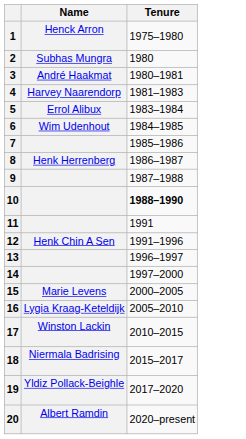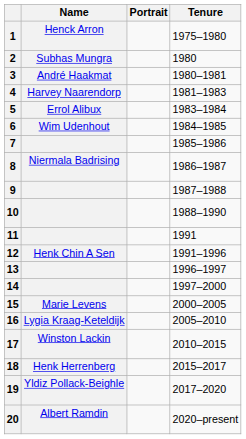+ column: (149, 13)
(74, 161) Henk Herrenberg -> (74, 161) Niermala Badrising
(156, 201) bold -> (199, 213) normal
(74, 355) Niermala Badrising -> (74, 367) Henk Herrenberg
